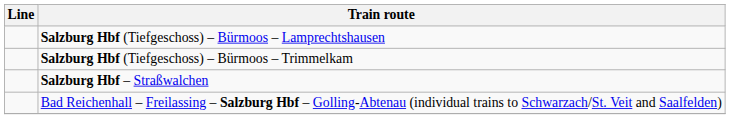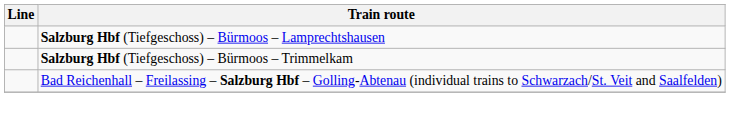- row: (125, 80)
